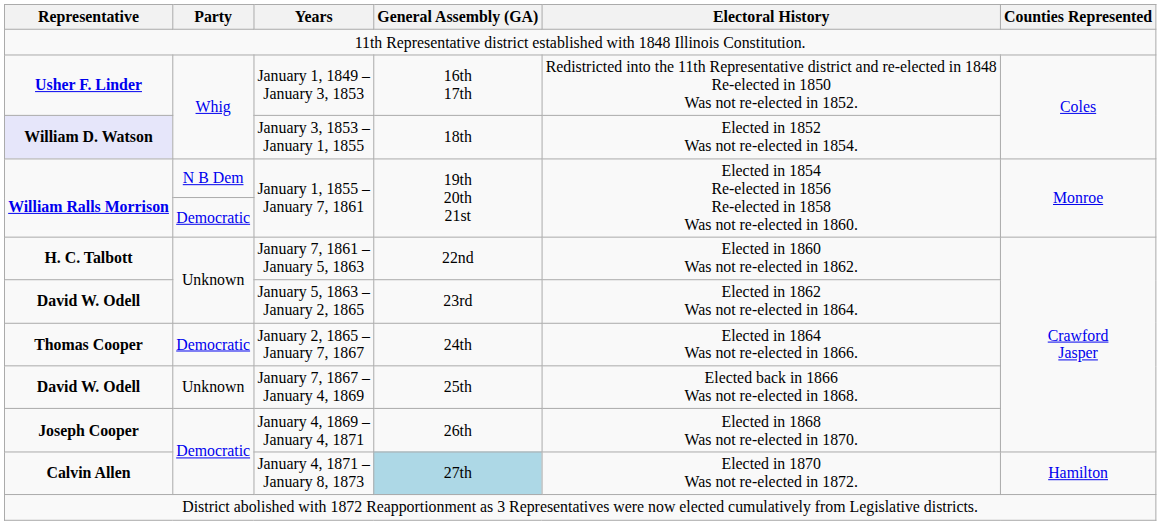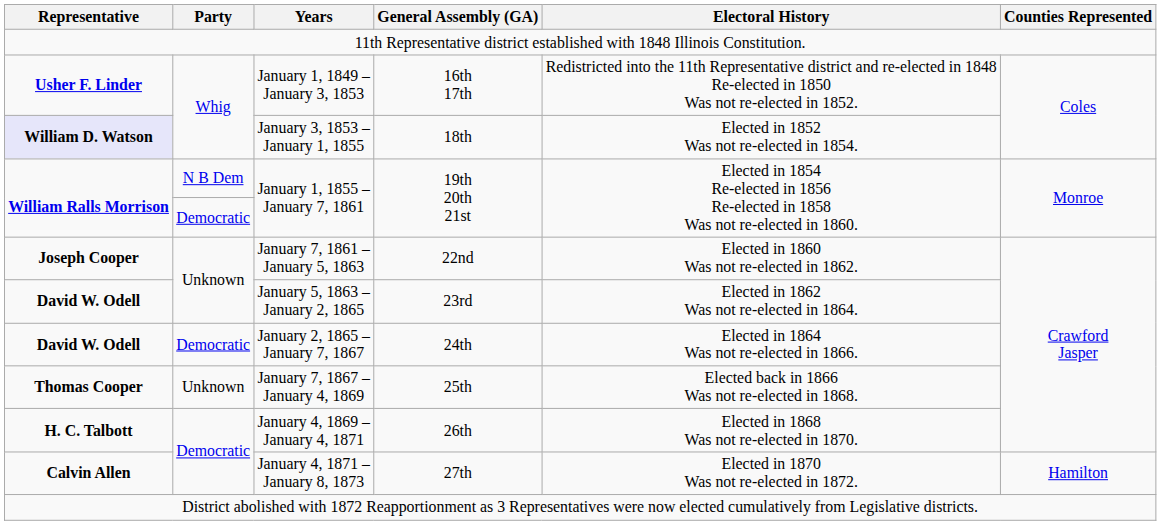(89, 258) H. C. Talbott -> (89, 258) Joseph Cooper
(89, 344) Thomas Cooper -> (89, 344) David W. Odell
(89, 387) David W. Odell -> (89, 387) Thomas Cooper
(89, 430) Joseph Cooper -> (89, 430) H. C. Talbott
(458, 473) lightblue background -> (458, 473) no background
